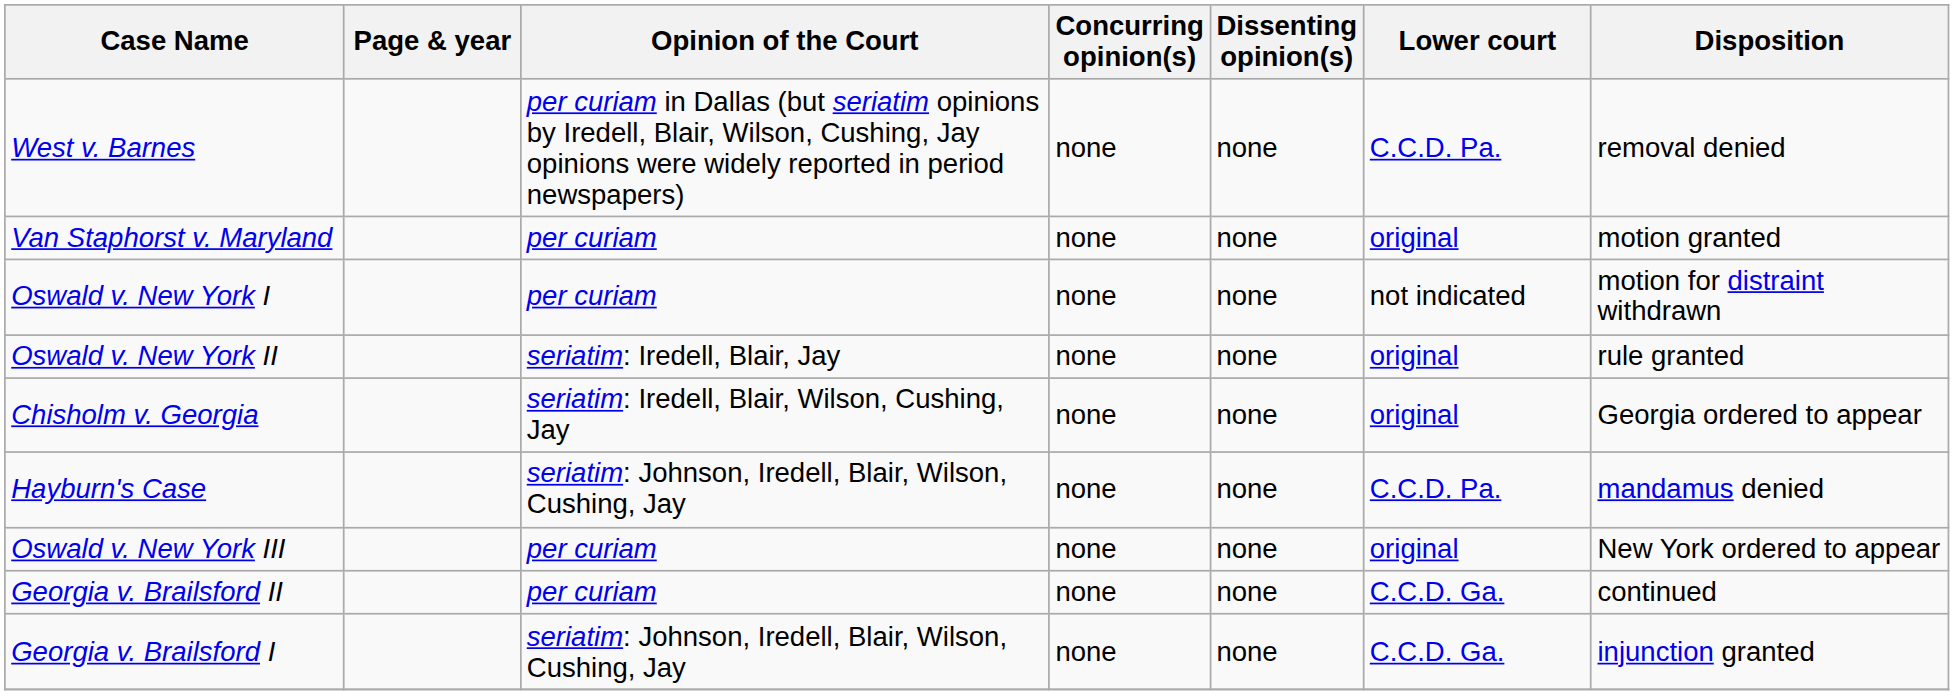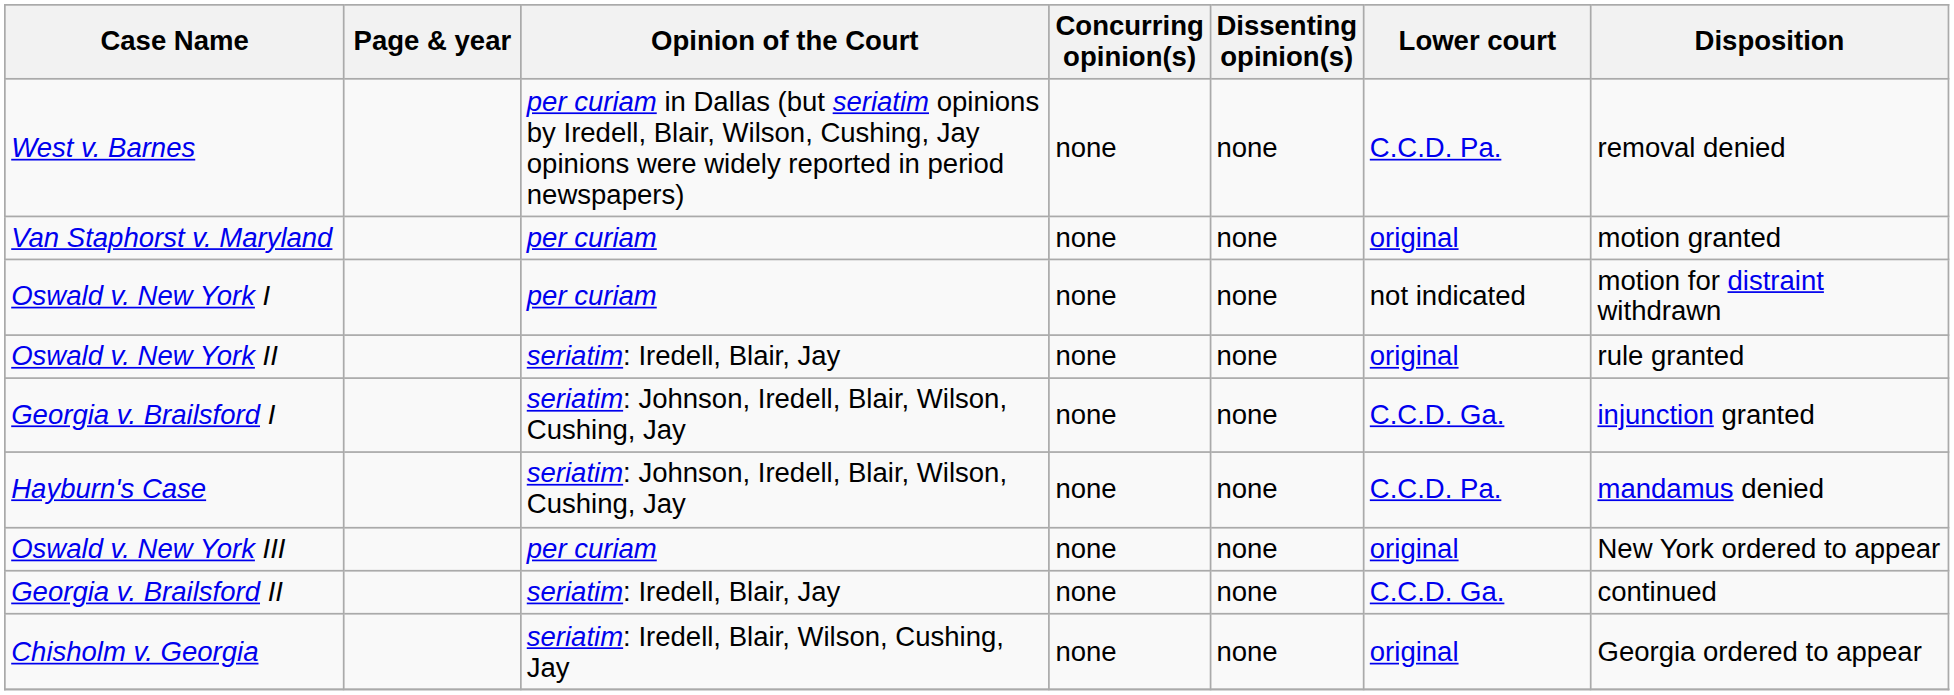rows swapped: (143, 651) <-> (135, 414)
(592, 592) per curiam -> (684, 592) seriatim: Iredell, Blair, Jay
